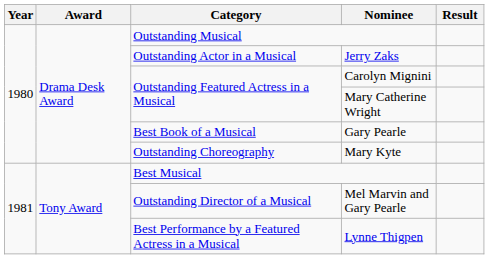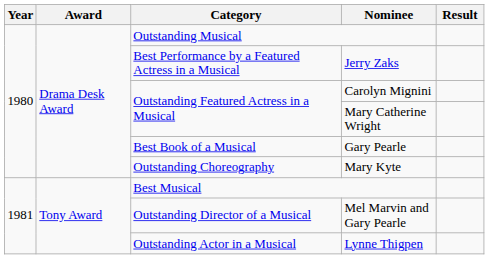(215, 55) Outstanding Actor in a Musical -> (217, 63) Best Performance by a Featured Actress in a Musical
(217, 236) Best Performance by a Featured Actress in a Musical -> (215, 243) Outstanding Actor in a Musical
